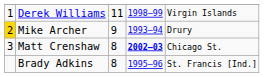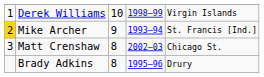(117, 13) 11 -> (117, 13) 10
(179, 30) Drury -> (212, 30) St. Francis [Ind.]
(145, 47) bold -> (145, 47) normal
(212, 64) St. Francis [Ind.] -> (179, 64) Drury
